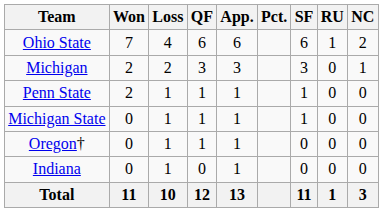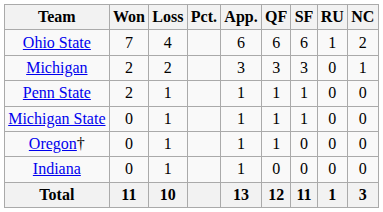columns swapped: (274, 17) <-> (202, 17)
